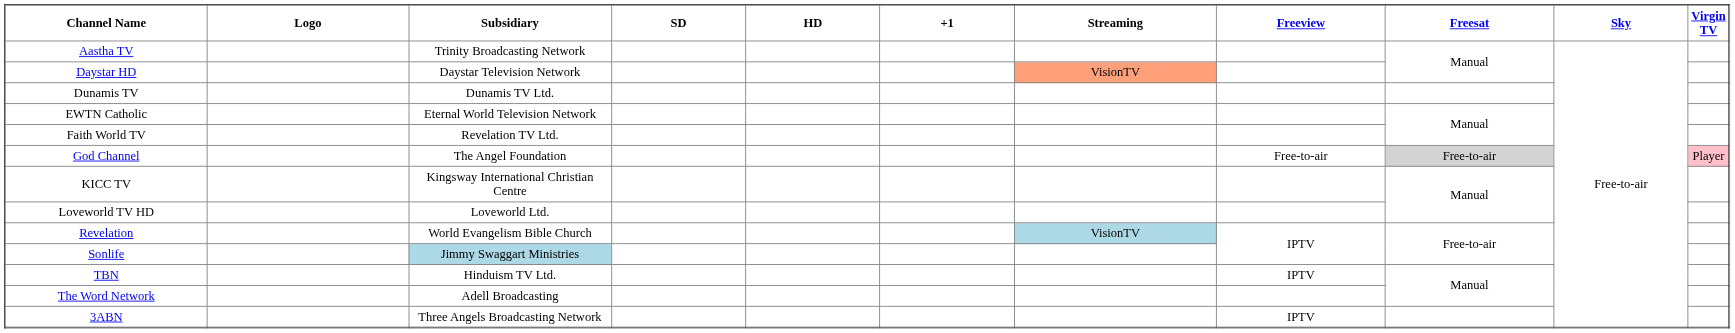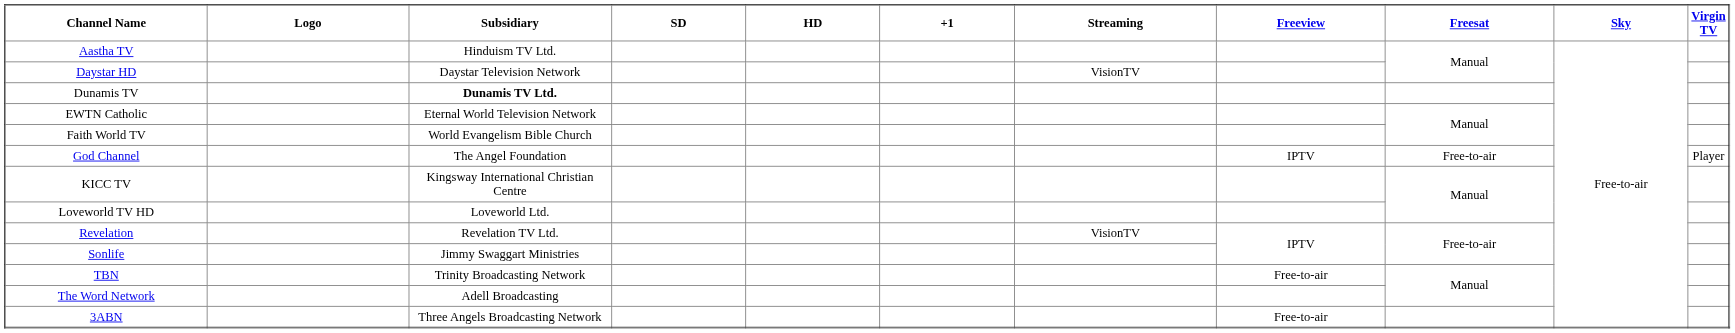(510, 51) Trinity Broadcasting Network -> (510, 51) Hinduism TV Ltd.
(1115, 72) lightsalmon background -> (1115, 72) no background
(510, 93) normal -> (510, 93) bold
(510, 135) Revelation TV Ltd. -> (510, 135) World Evangelism Bible Church
(1301, 155) Free-to-air -> (1301, 155) IPTV
(1469, 155) lightgrey background -> (1469, 155) no background
(1709, 155) pink background -> (1709, 155) no background
(510, 233) World Evangelism Bible Church -> (510, 233) Revelation TV Ltd.
(1115, 233) lightblue background -> (1115, 233) no background
(510, 254) lightblue background -> (510, 254) no background
(510, 275) Hinduism TV Ltd. -> (510, 275) Trinity Broadcasting Network
(1301, 275) IPTV -> (1301, 275) Free-to-air
(1301, 316) IPTV -> (1301, 316) Free-to-air
